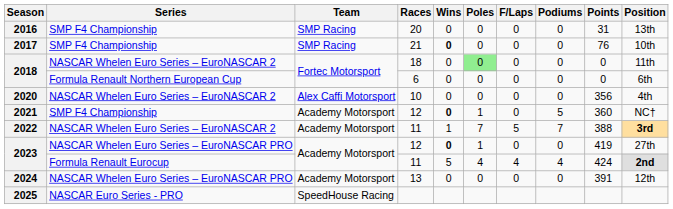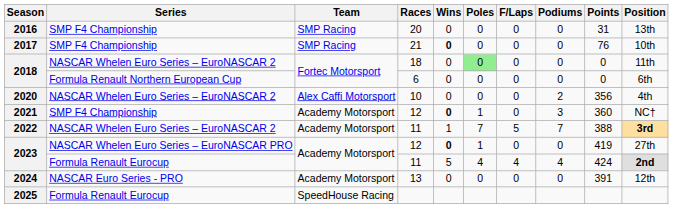(560, 96) 0 -> (560, 96) 2
(560, 113) 5 -> (560, 113) 3
(171, 179) NASCAR Whelen Euro Series – EuroNASCAR PRO -> (116, 179) NASCAR Euro Series - PRO
(116, 196) NASCAR Euro Series - PRO -> (109, 196) Formula Renault Eurocup
